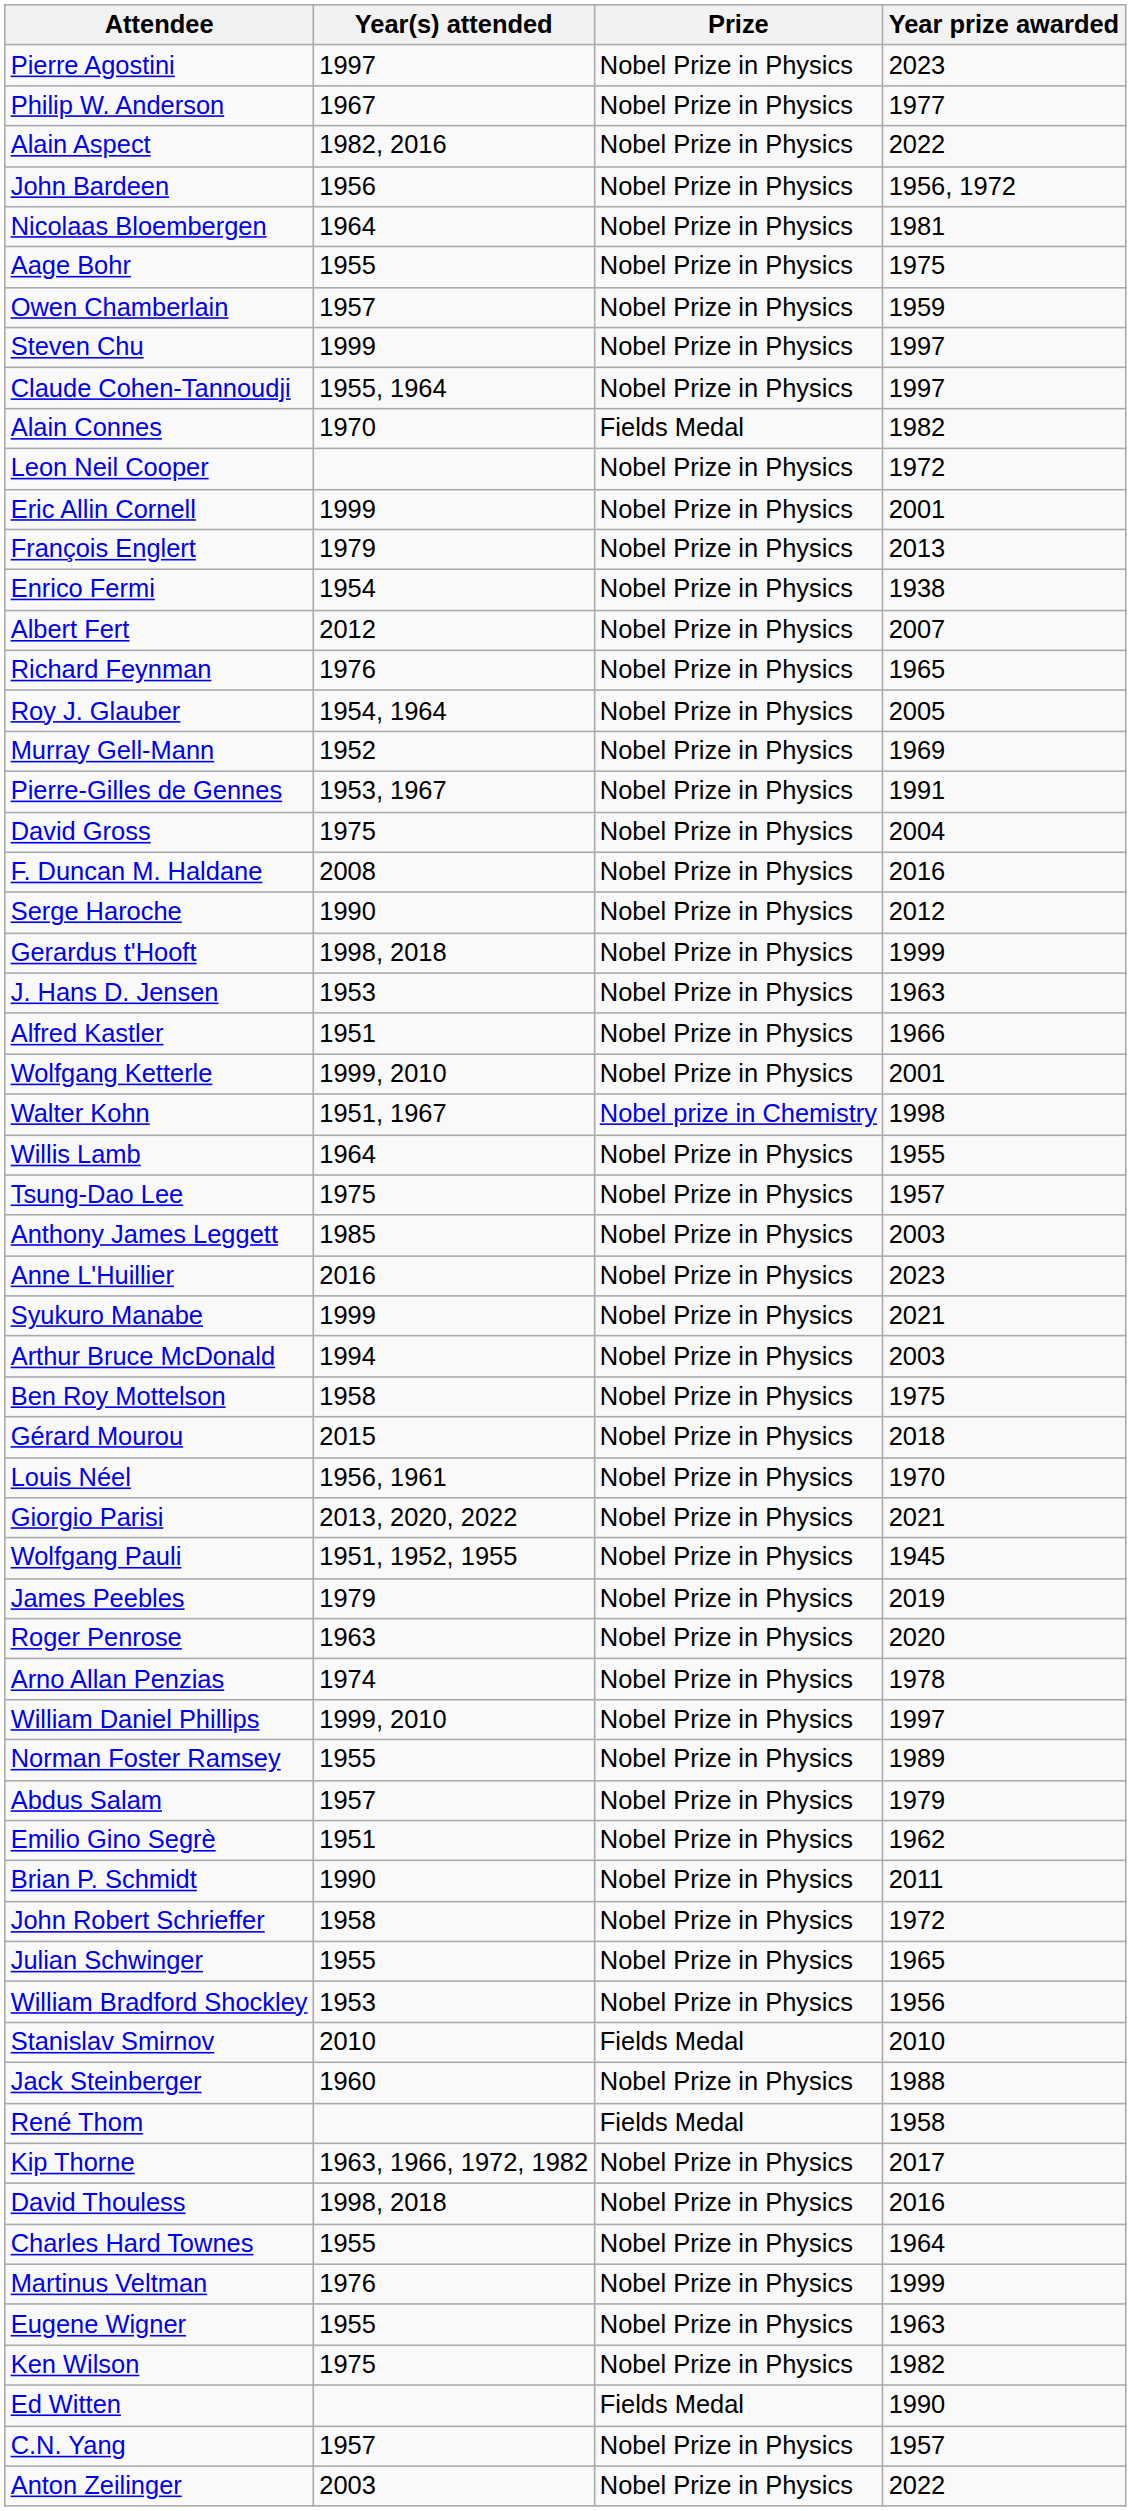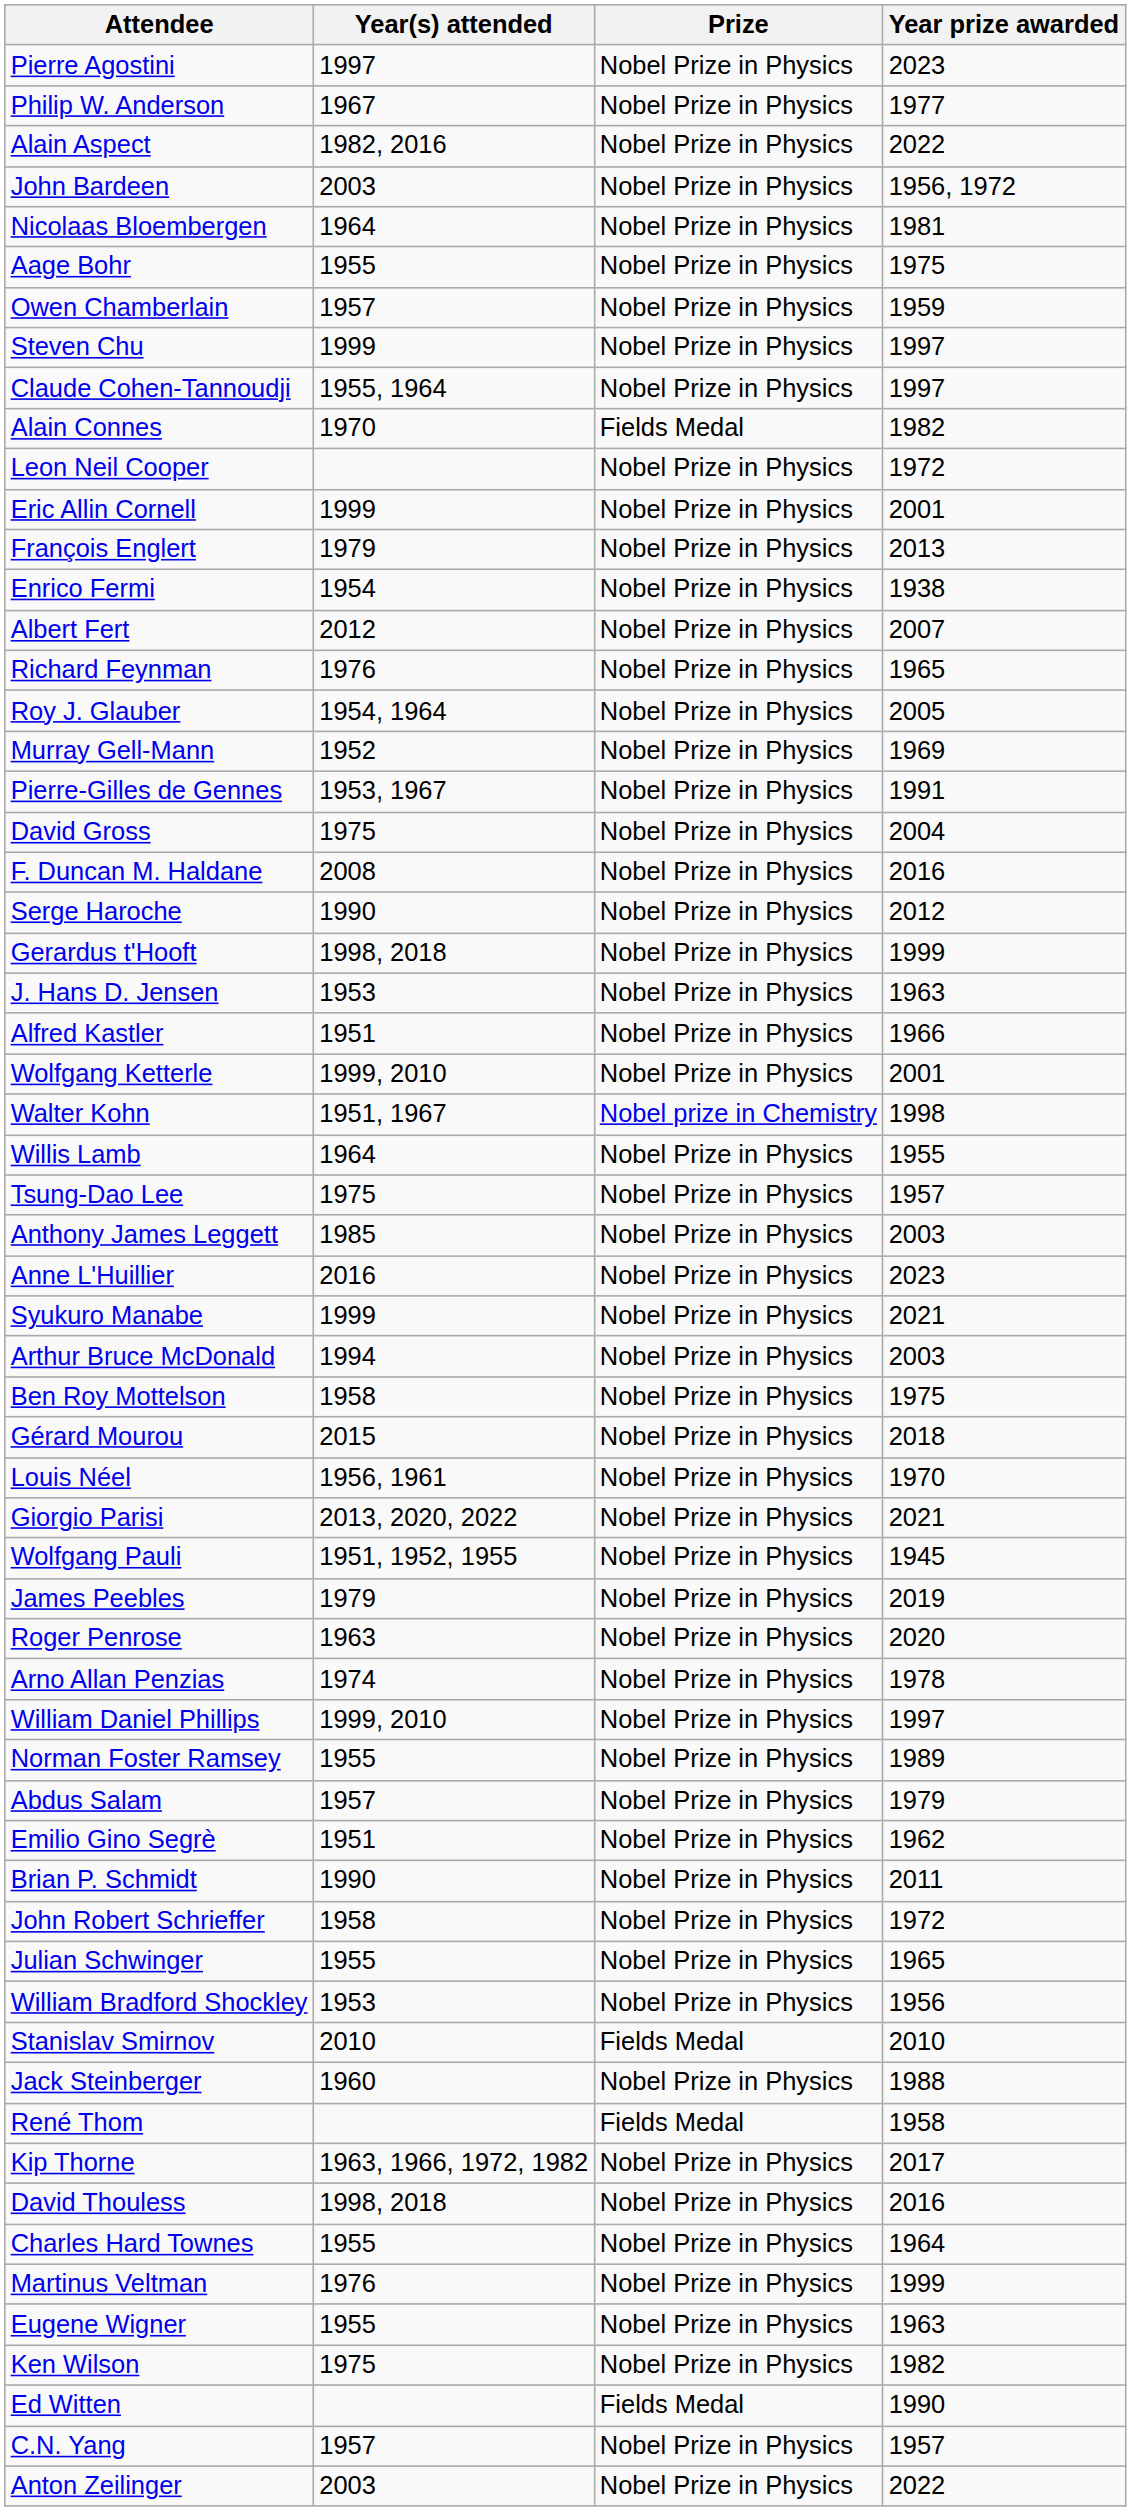(348, 186) 1956 -> (348, 186) 2003
